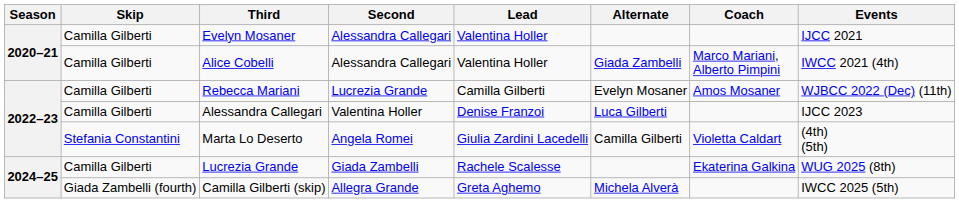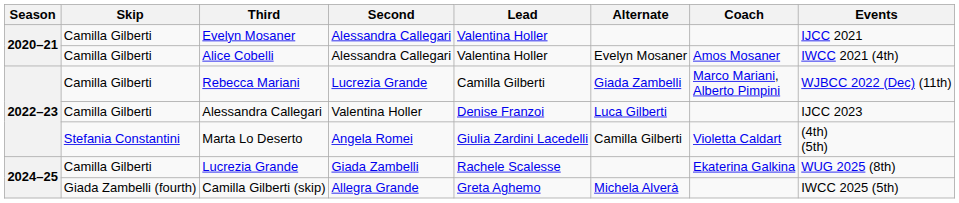(638, 63) Giada Zambelli -> (641, 55) Evelyn Mosaner
(737, 63) Marco Mariani, Alberto Pimpini -> (737, 55) Amos Mosaner
(641, 91) Evelyn Mosaner -> (638, 83) Giada Zambelli
(737, 91) Amos Mosaner -> (737, 83) Marco Mariani, Alberto Pimpini
